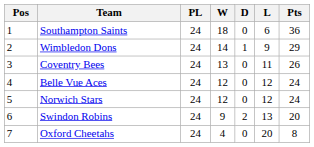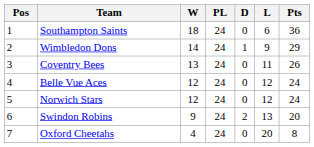columns swapped: (195, 13) <-> (222, 13)
